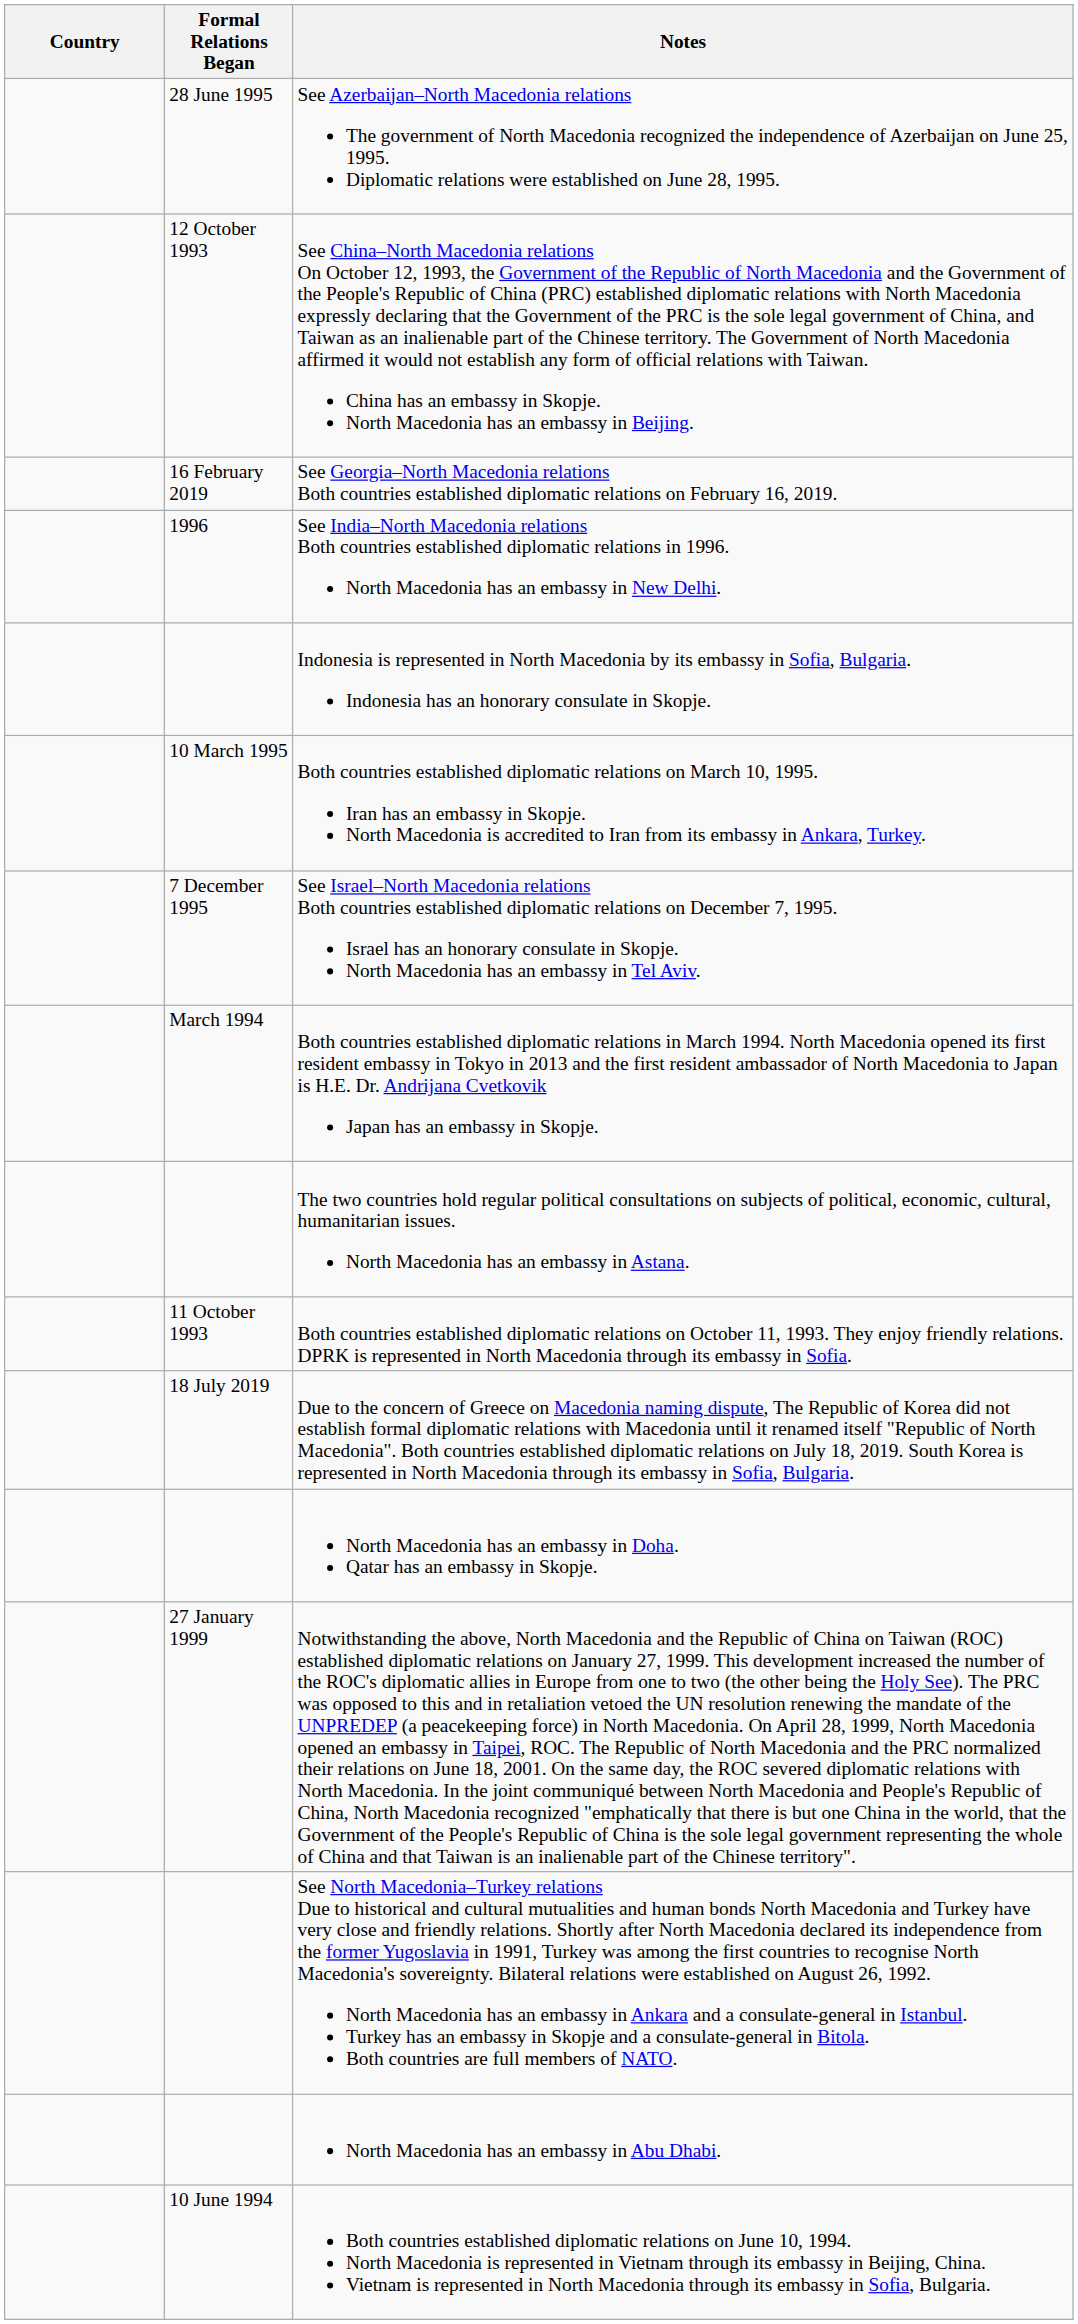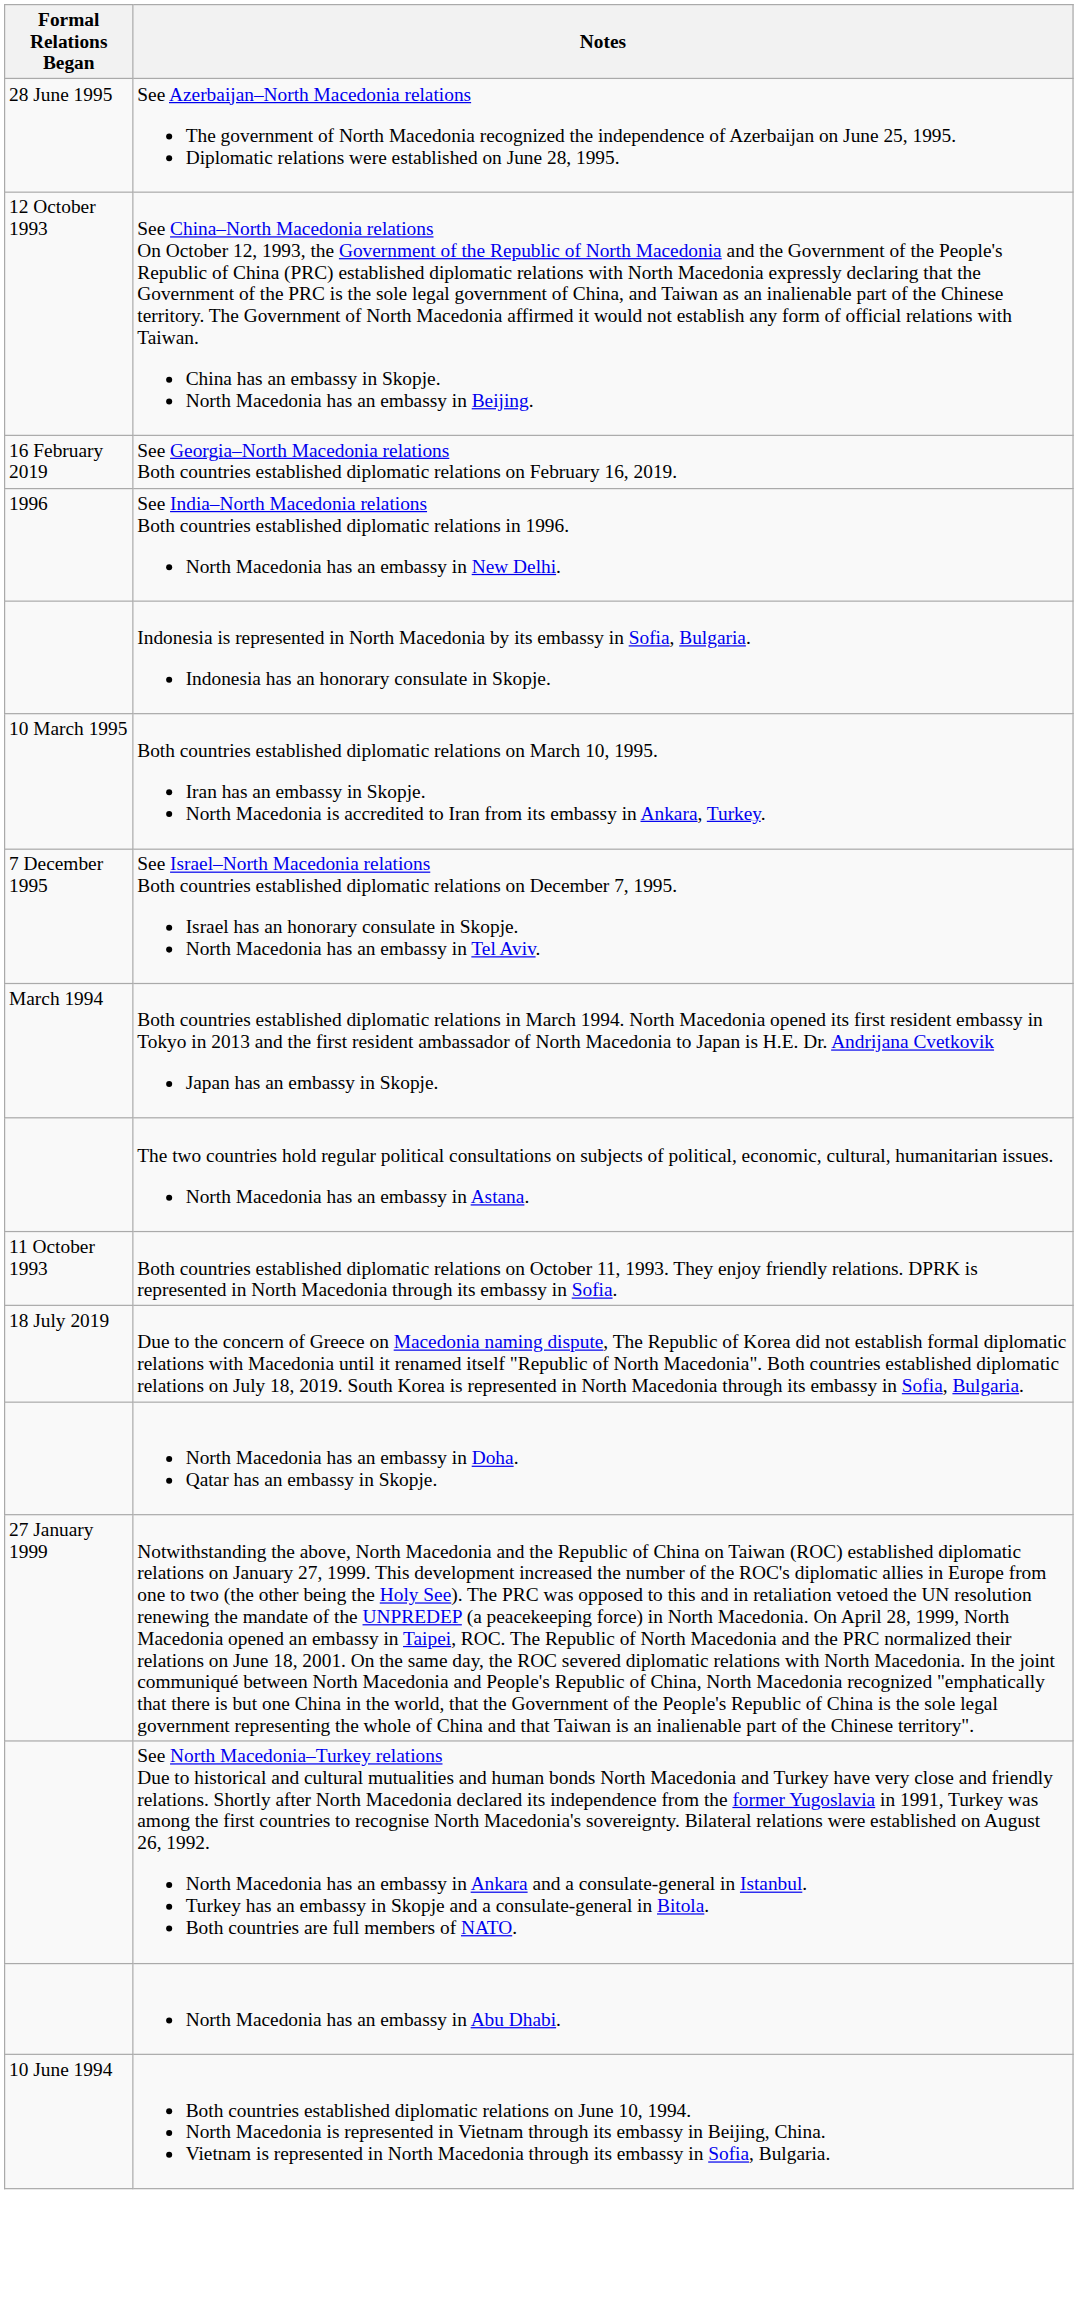- column: (85, 41)
